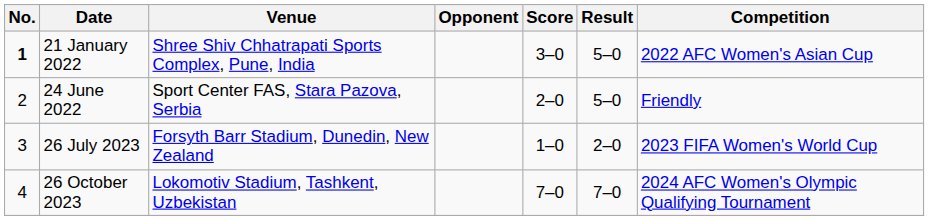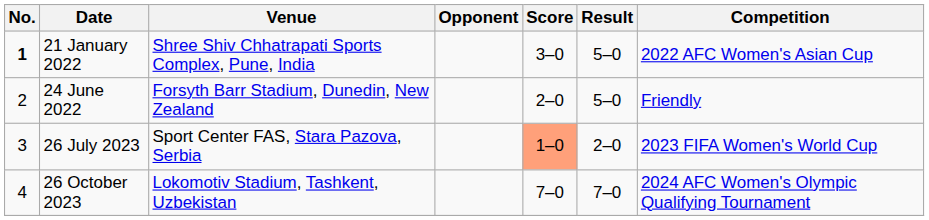(277, 100) Sport Center FAS, Stara Pazova, Serbia -> (291, 100) Forsyth Barr Stadium, Dunedin, New Zealand
(291, 146) Forsyth Barr Stadium, Dunedin, New Zealand -> (277, 146) Sport Center FAS, Stara Pazova, Serbia
(550, 146) no background -> (550, 146) lightsalmon background
